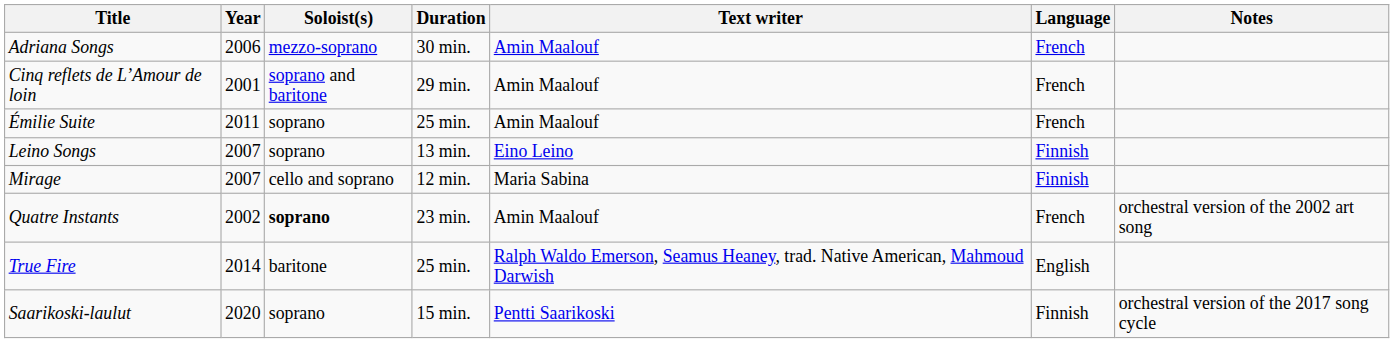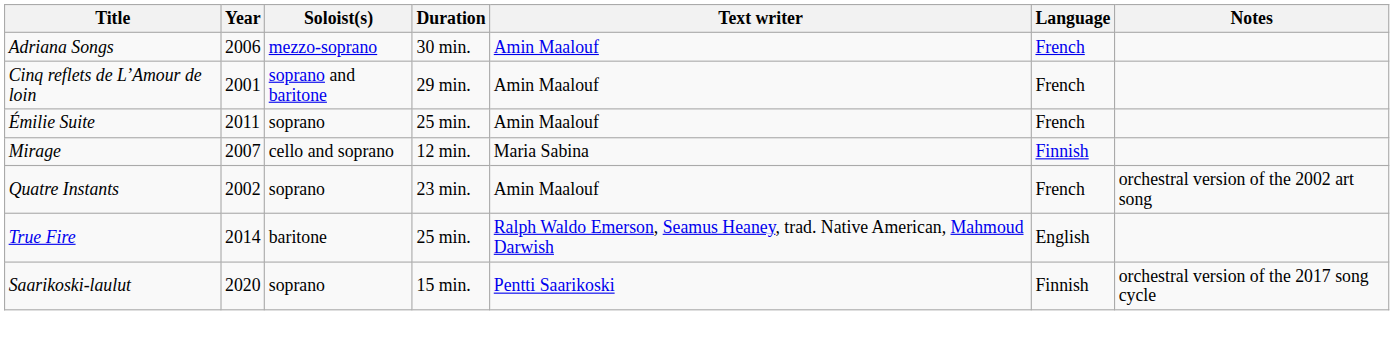- row: (52, 151)
(299, 217) bold -> (297, 189) normal
